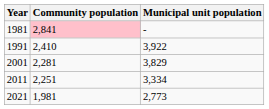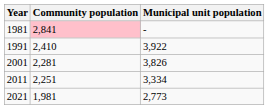(155, 63) 3,829 -> (155, 63) 3,826
